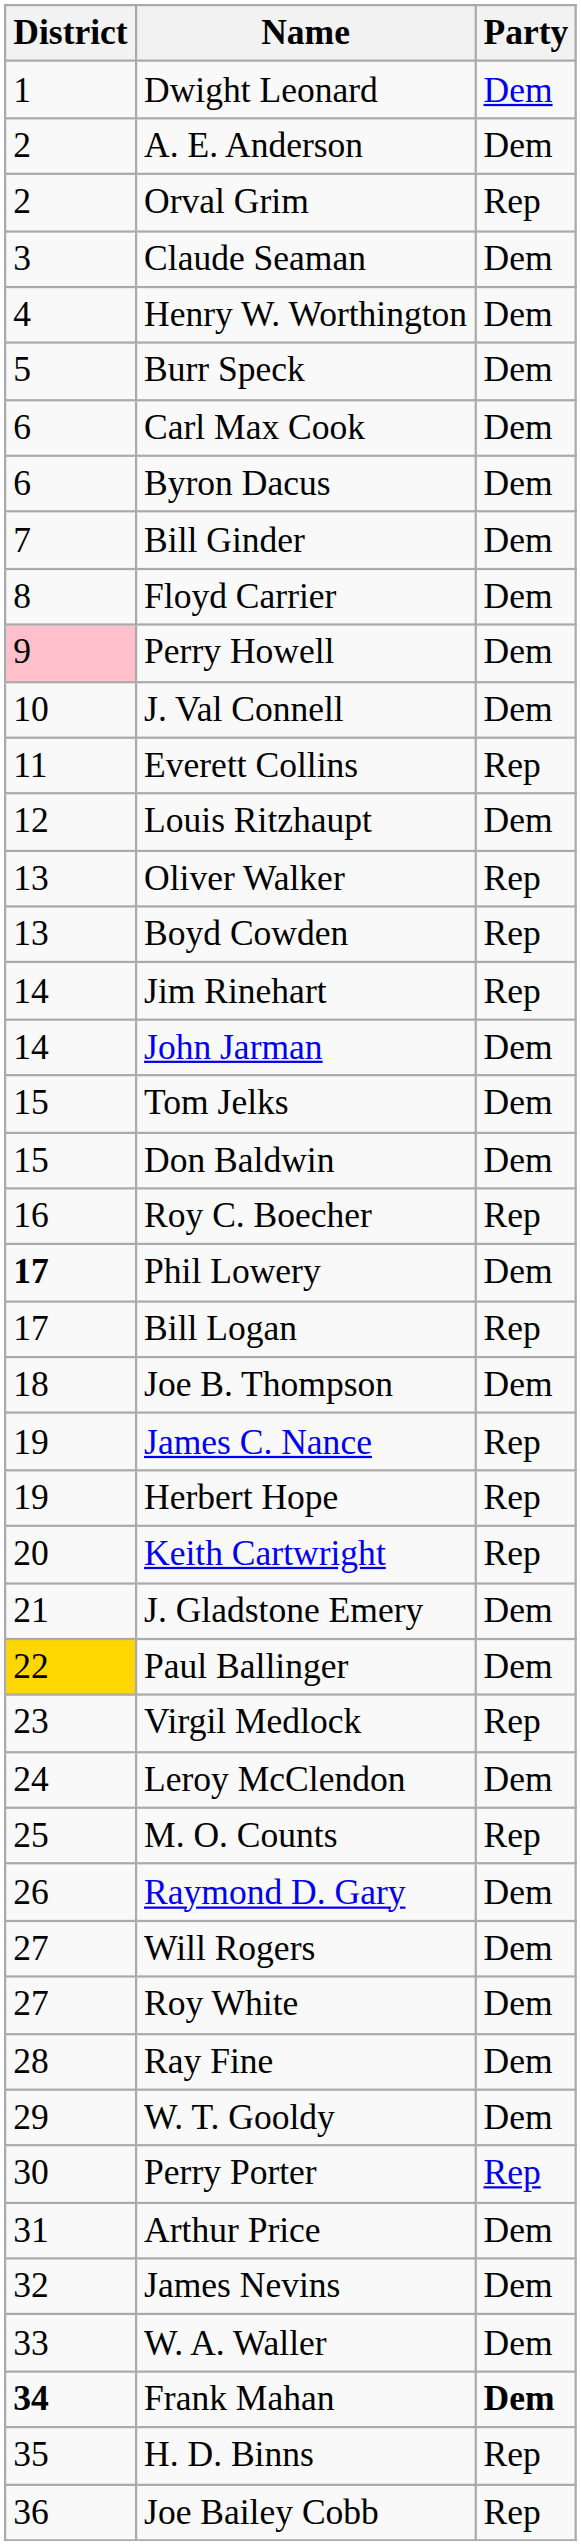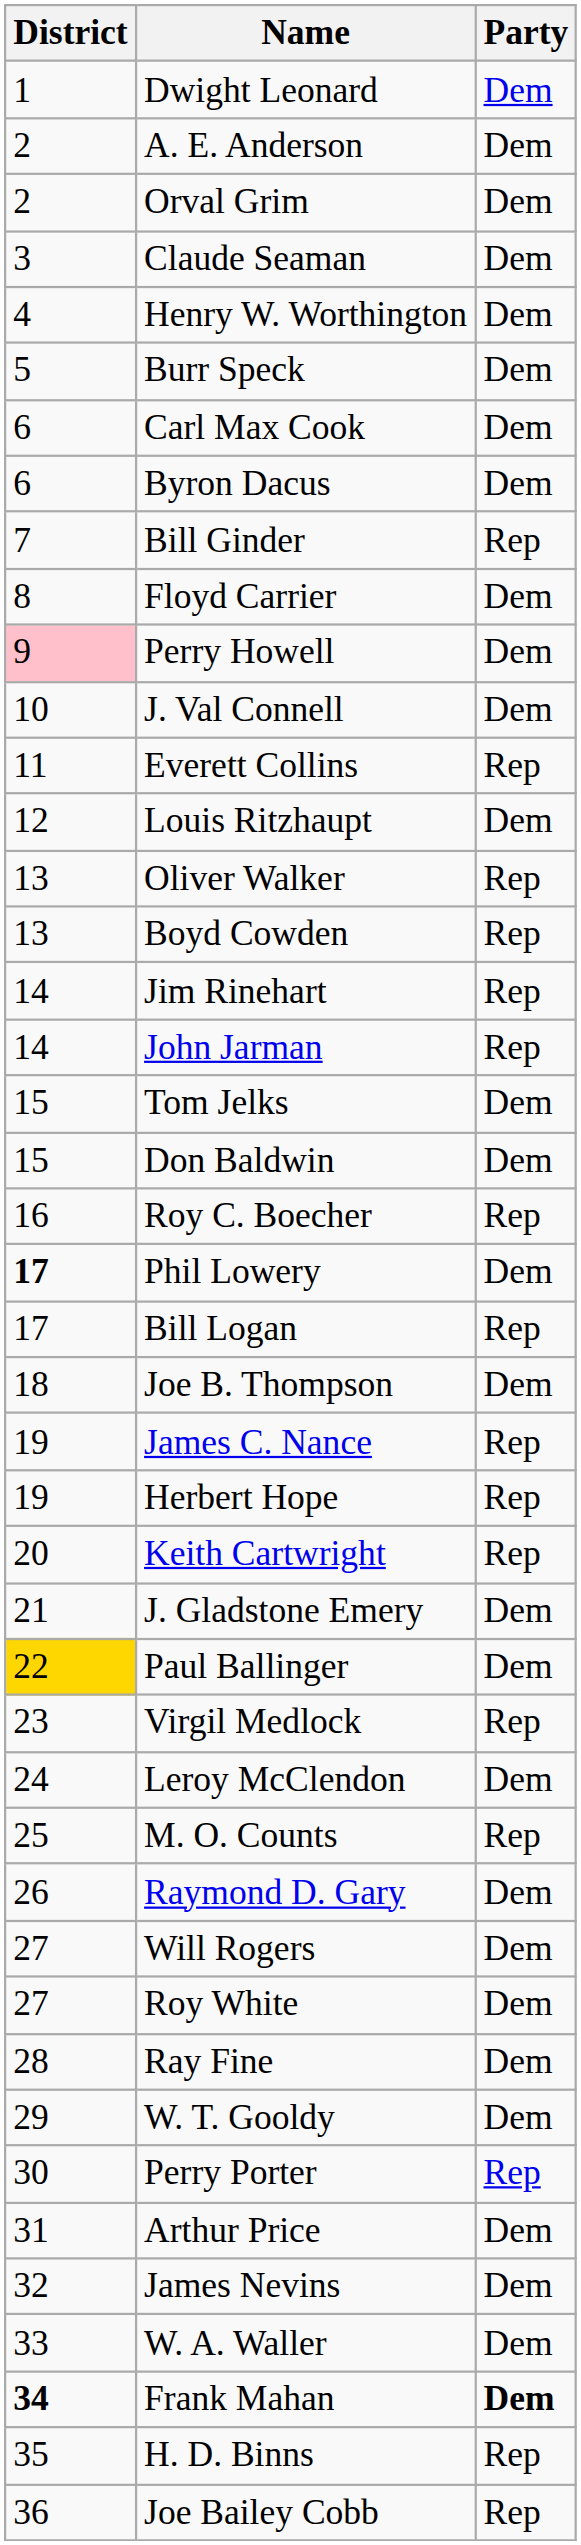(512, 201) Rep -> (518, 201) Dem
(518, 539) Dem -> (512, 539) Rep
(518, 1046) Dem -> (512, 1046) Rep
